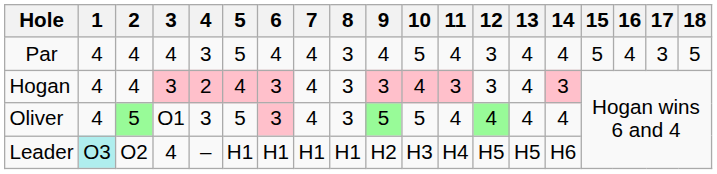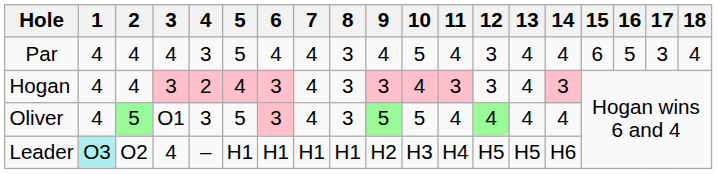(597, 53) 5 -> (597, 53) 6
(630, 53) 4 -> (630, 53) 5
(695, 53) 5 -> (695, 53) 4
